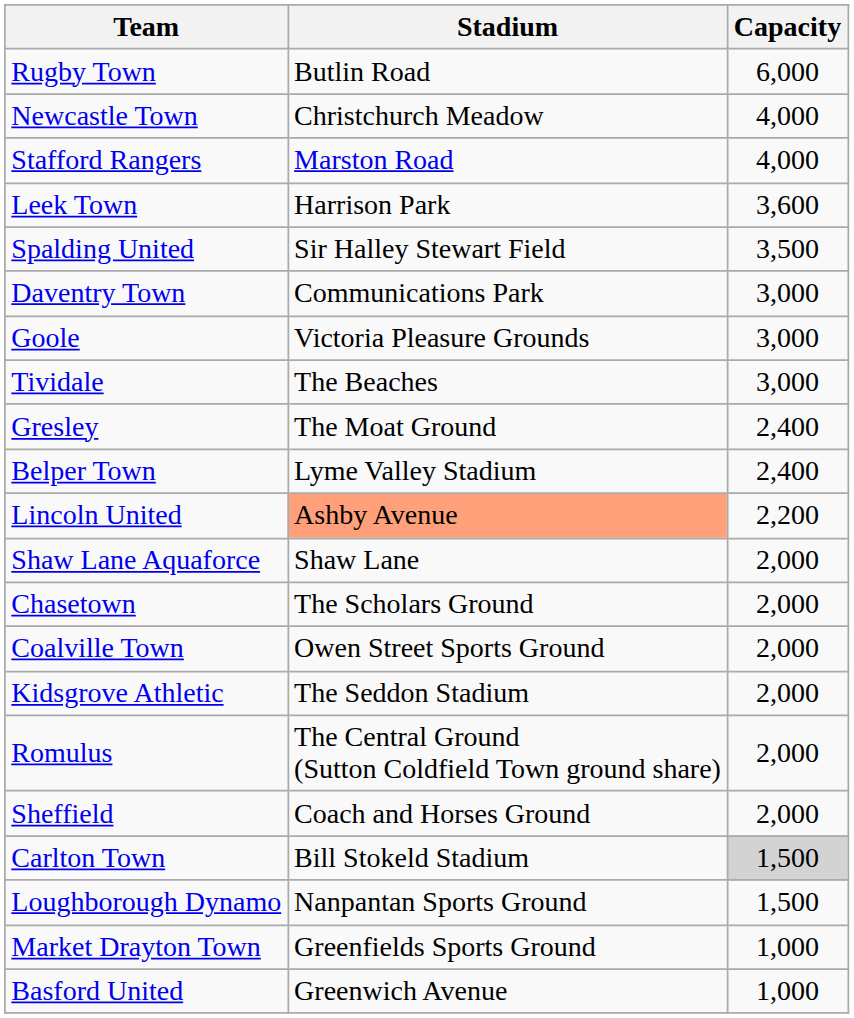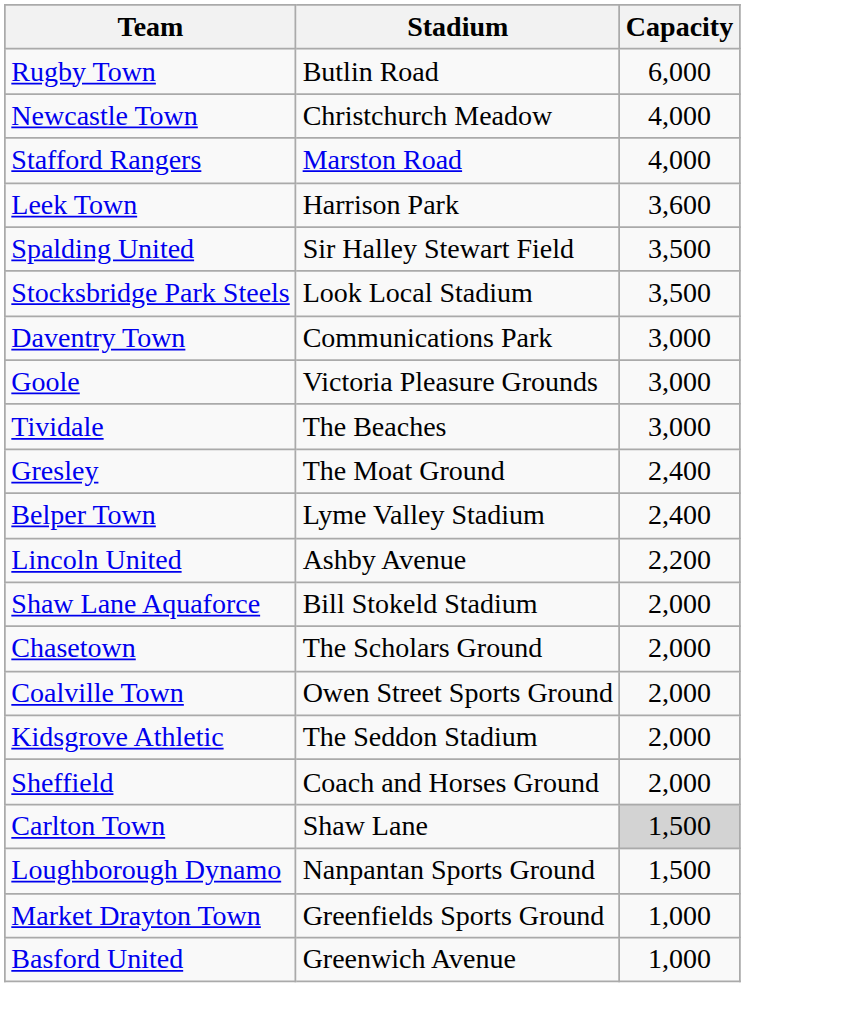+ row: (151, 293)
(376, 515) lightsalmon background -> (384, 559) no background
(357, 559) Shaw Lane -> (420, 603) Bill Stokeld Stadium
- row: (62, 752)
(412, 857) Bill Stokeld Stadium -> (365, 826) Shaw Lane
